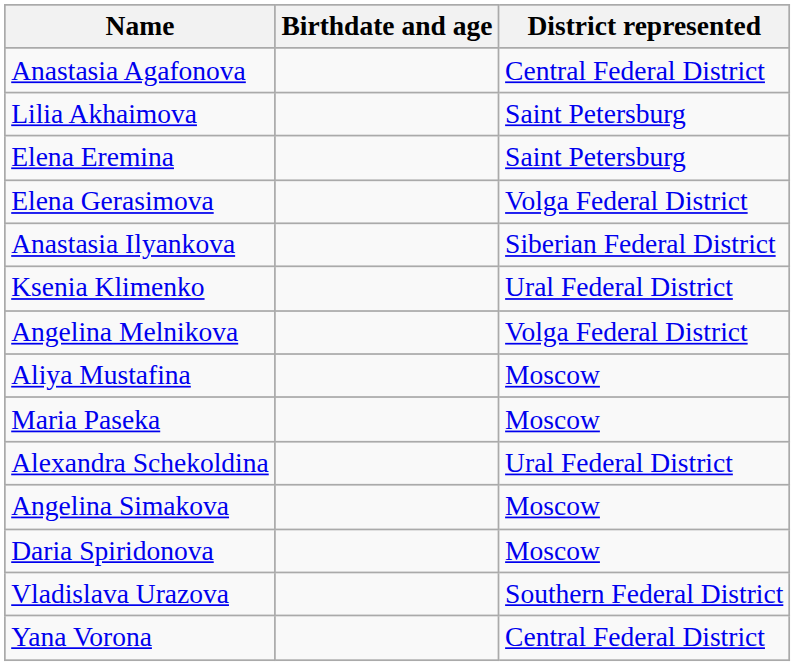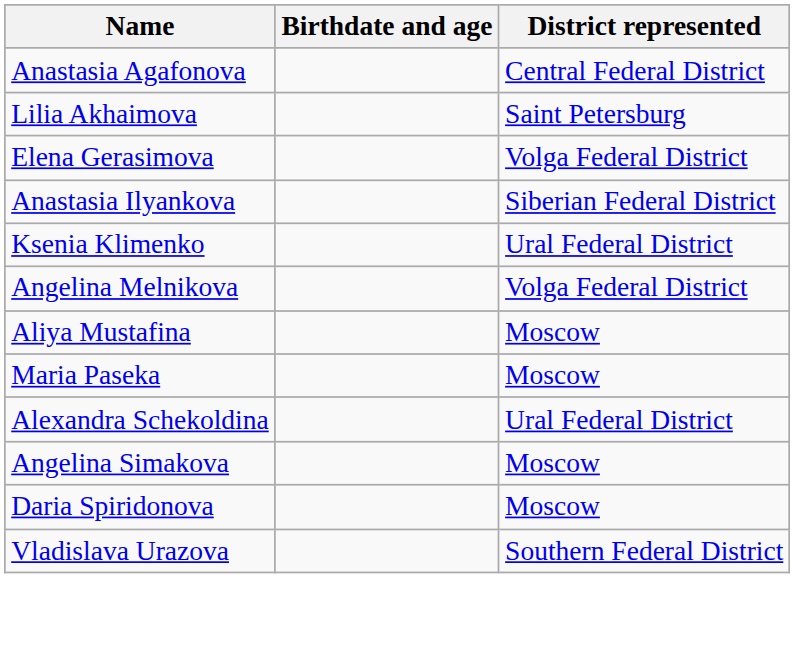- row: (93, 157)
- row: (82, 637)
